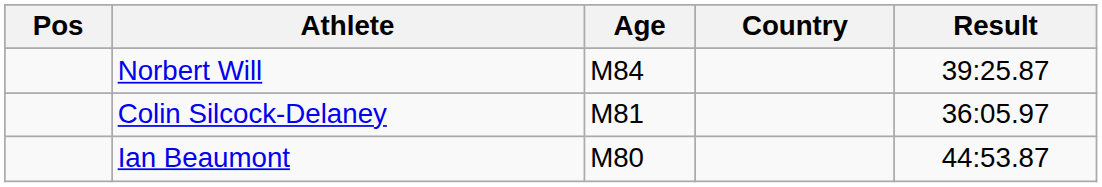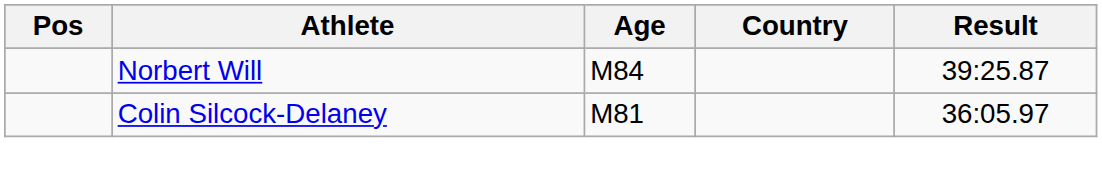- row: (204, 158)
